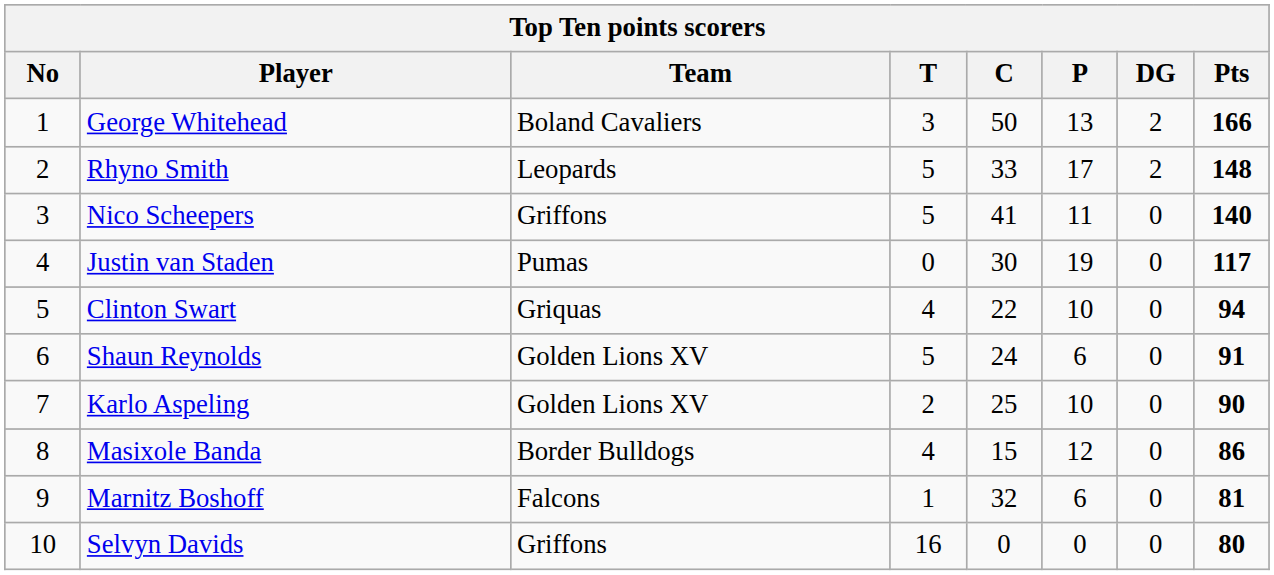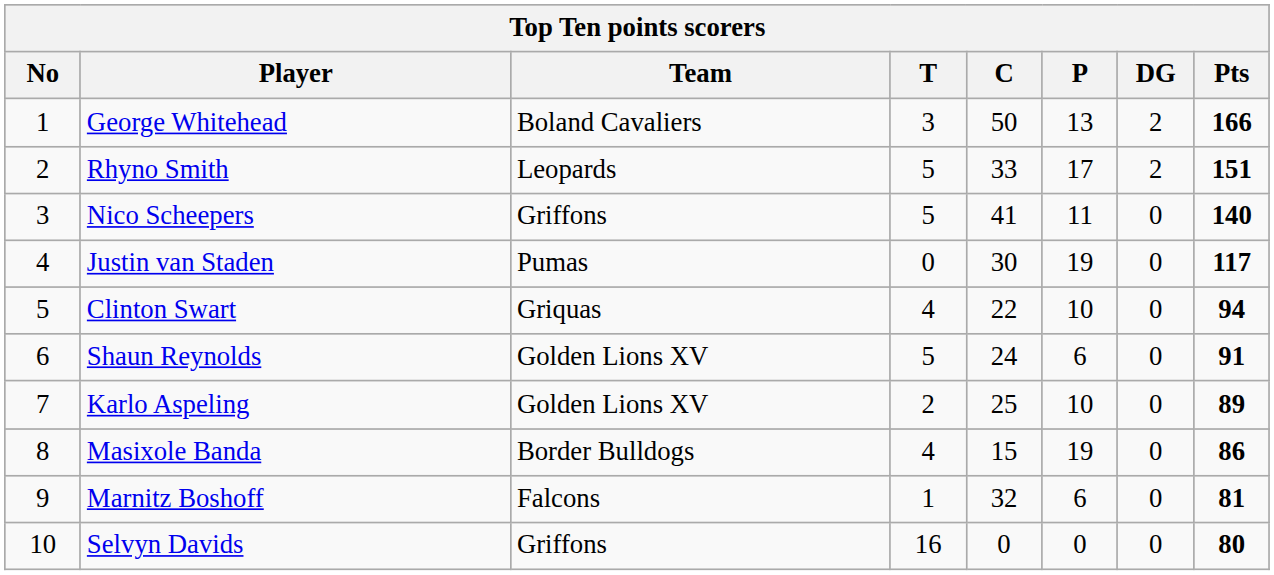(1232, 168) 148 -> (1232, 168) 151
(1232, 403) 90 -> (1232, 403) 89
(1080, 450) 12 -> (1080, 450) 19
